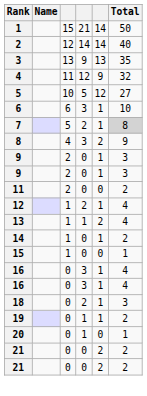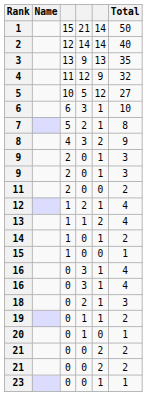(125, 125) lightgrey background -> (125, 125) no background
+ row: (18, 383)
